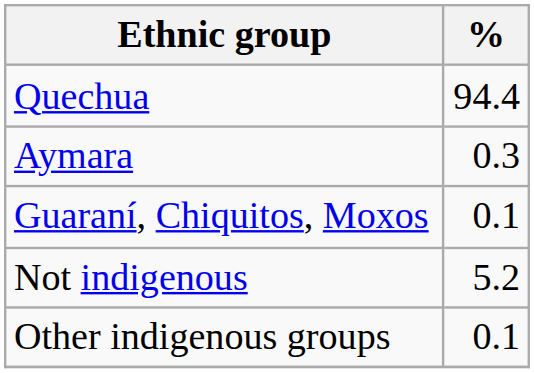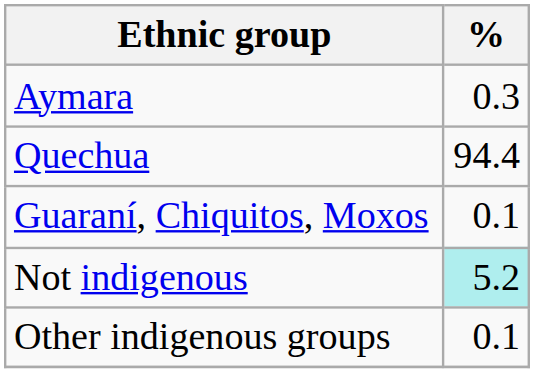rows swapped: (82, 95) <-> (74, 155)
(496, 276) no background -> (496, 276) paleturquoise background
